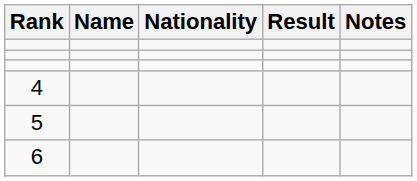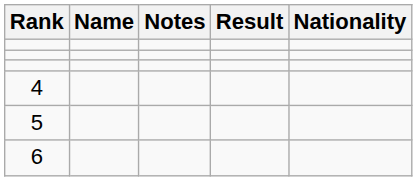columns swapped: (201, 22) <-> (376, 22)
